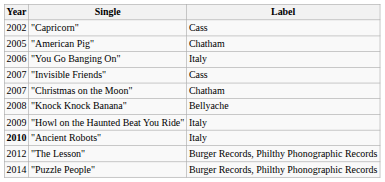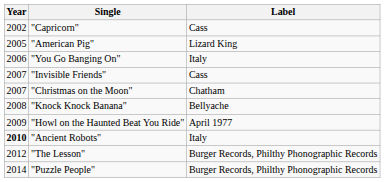(207, 43) Chatham -> (213, 43) Lizard King
(198, 122) Italy -> (211, 122) April 1977
